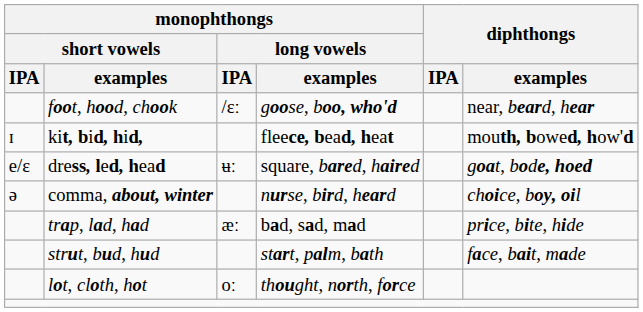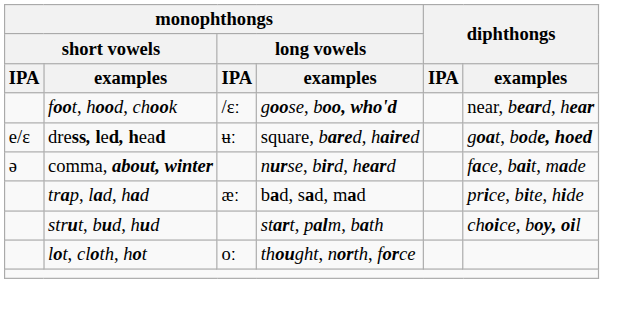- row: (96, 136)
(524, 195) choice, boy, oil -> (526, 166) face, bait, made
(526, 254) face, bait, made -> (524, 225) choice, boy, oil
